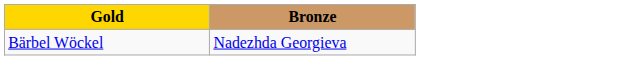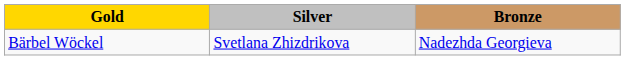+ column: (312, 17)
